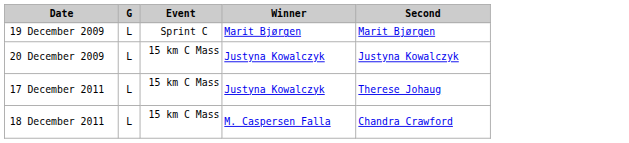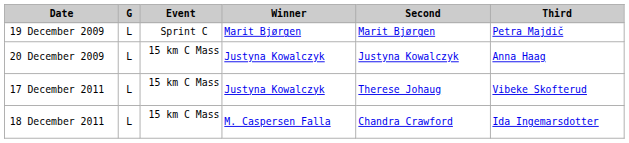+ column: (557, 13)
